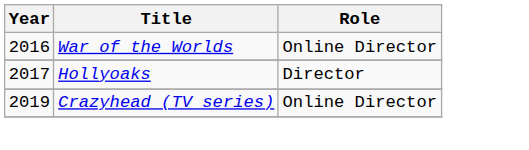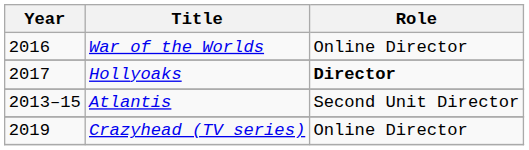(324, 75) normal -> (355, 75) bold
+ row: (130, 103)
